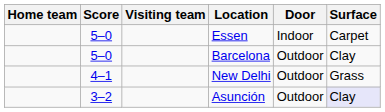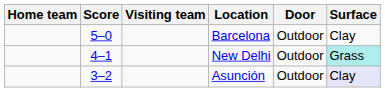- row: (230, 35)
(347, 76) no background -> (347, 55) paleturquoise background
